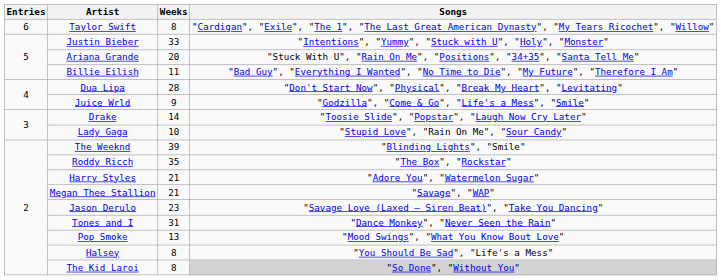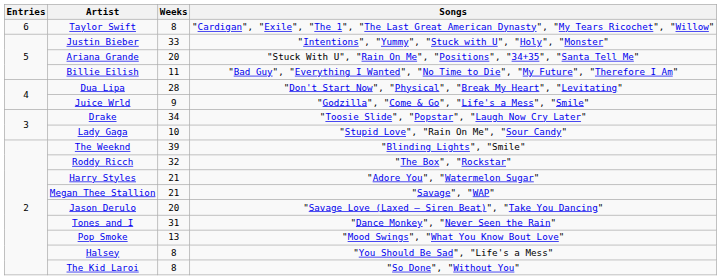(174, 117) 14 -> (174, 117) 34
(174, 162) 35 -> (174, 162) 32
(174, 207) 23 -> (174, 207) 20
(453, 268) lightgrey background -> (453, 268) no background
